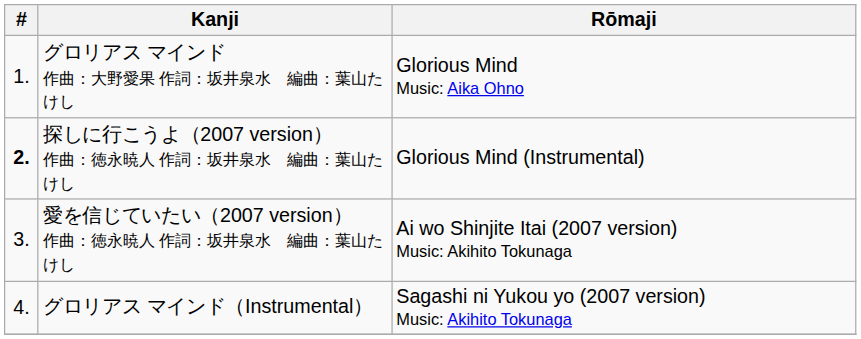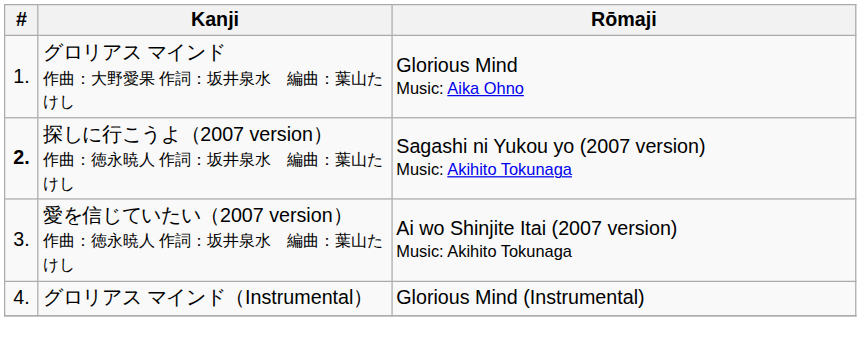(520, 158) Glorious Mind (Instrumental) -> (551, 158) Sagashi ni Yukou yo (2007 version) Music: Akihito Tokunaga
(551, 307) Sagashi ni Yukou yo (2007 version) Music: Akihito Tokunaga -> (520, 298) Glorious Mind (Instrumental)
